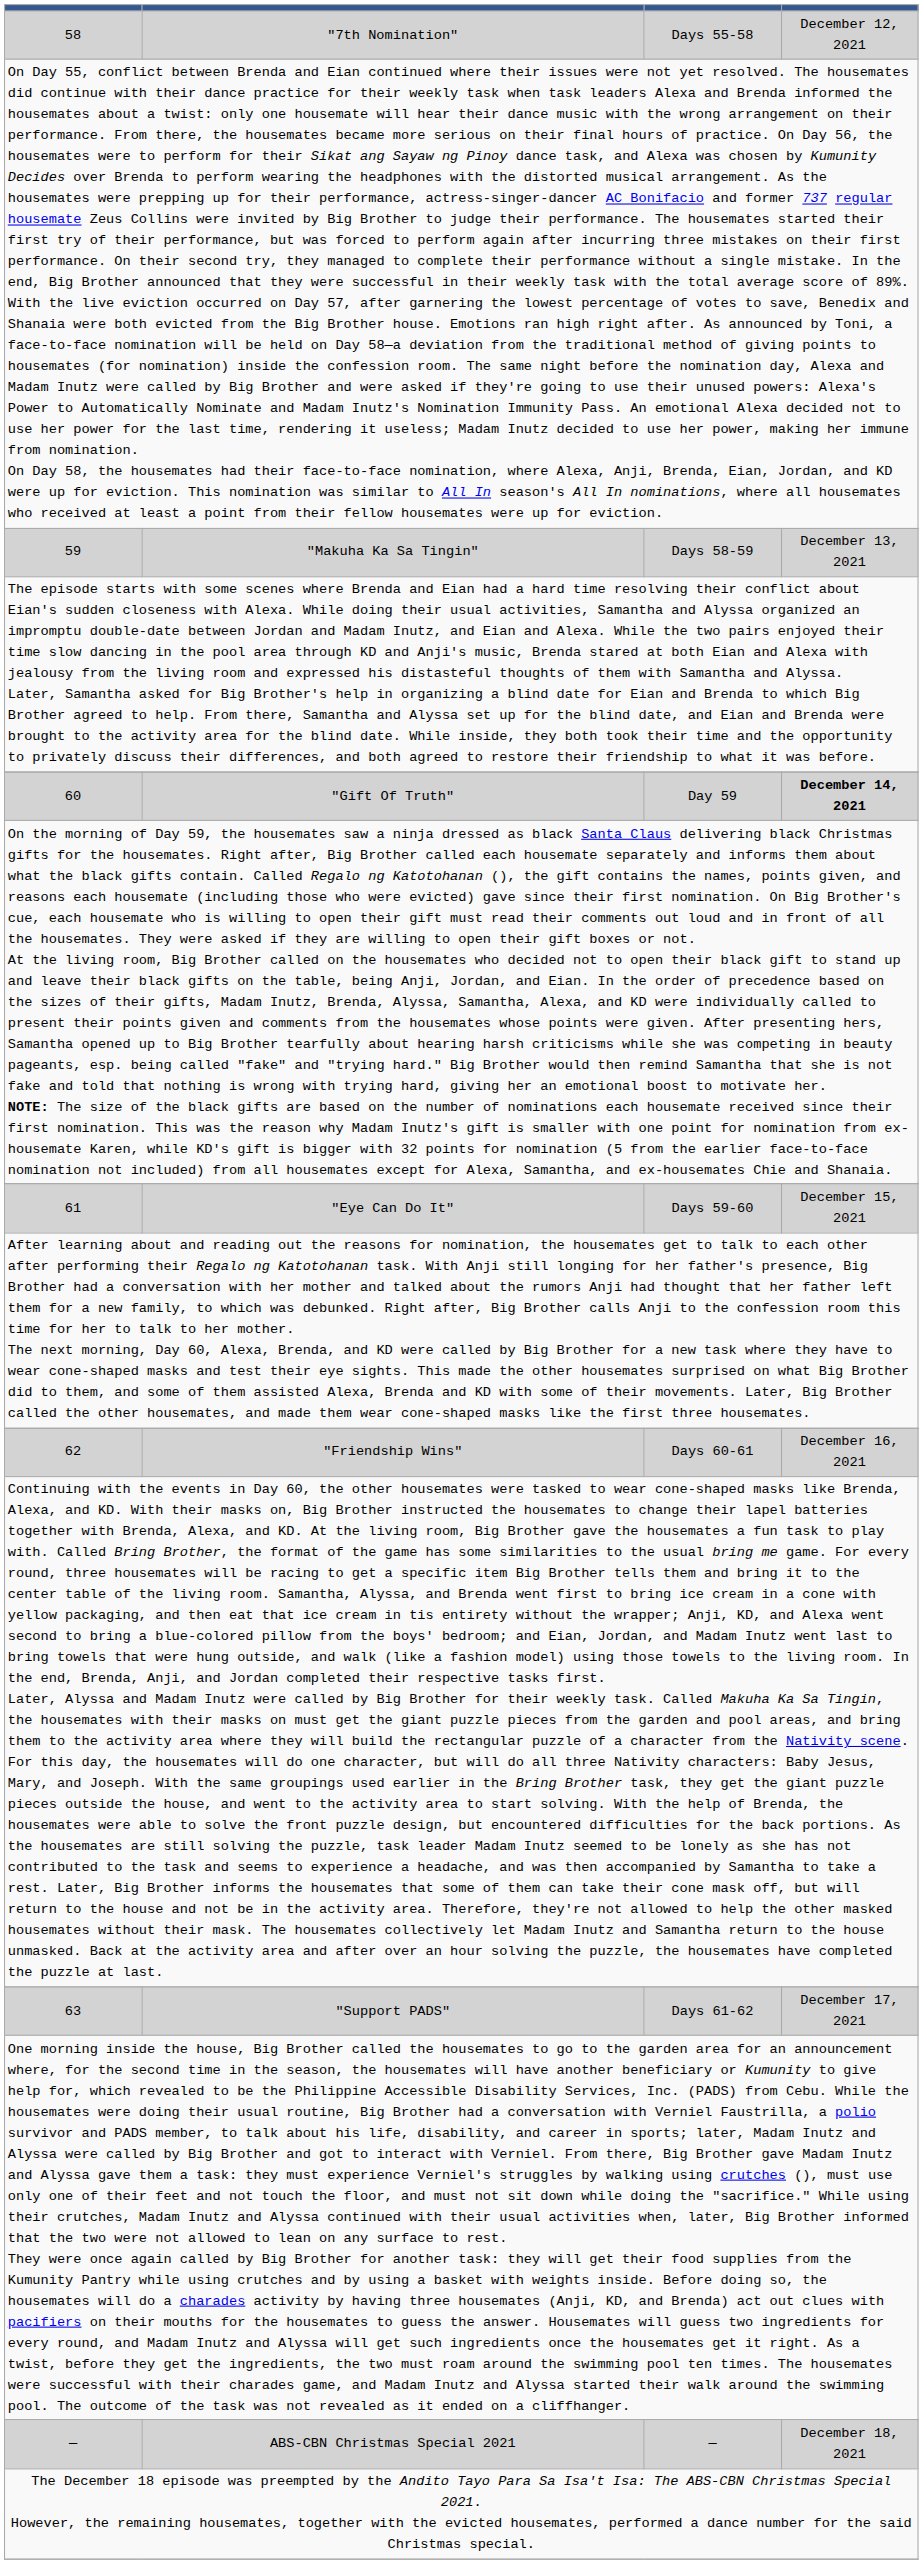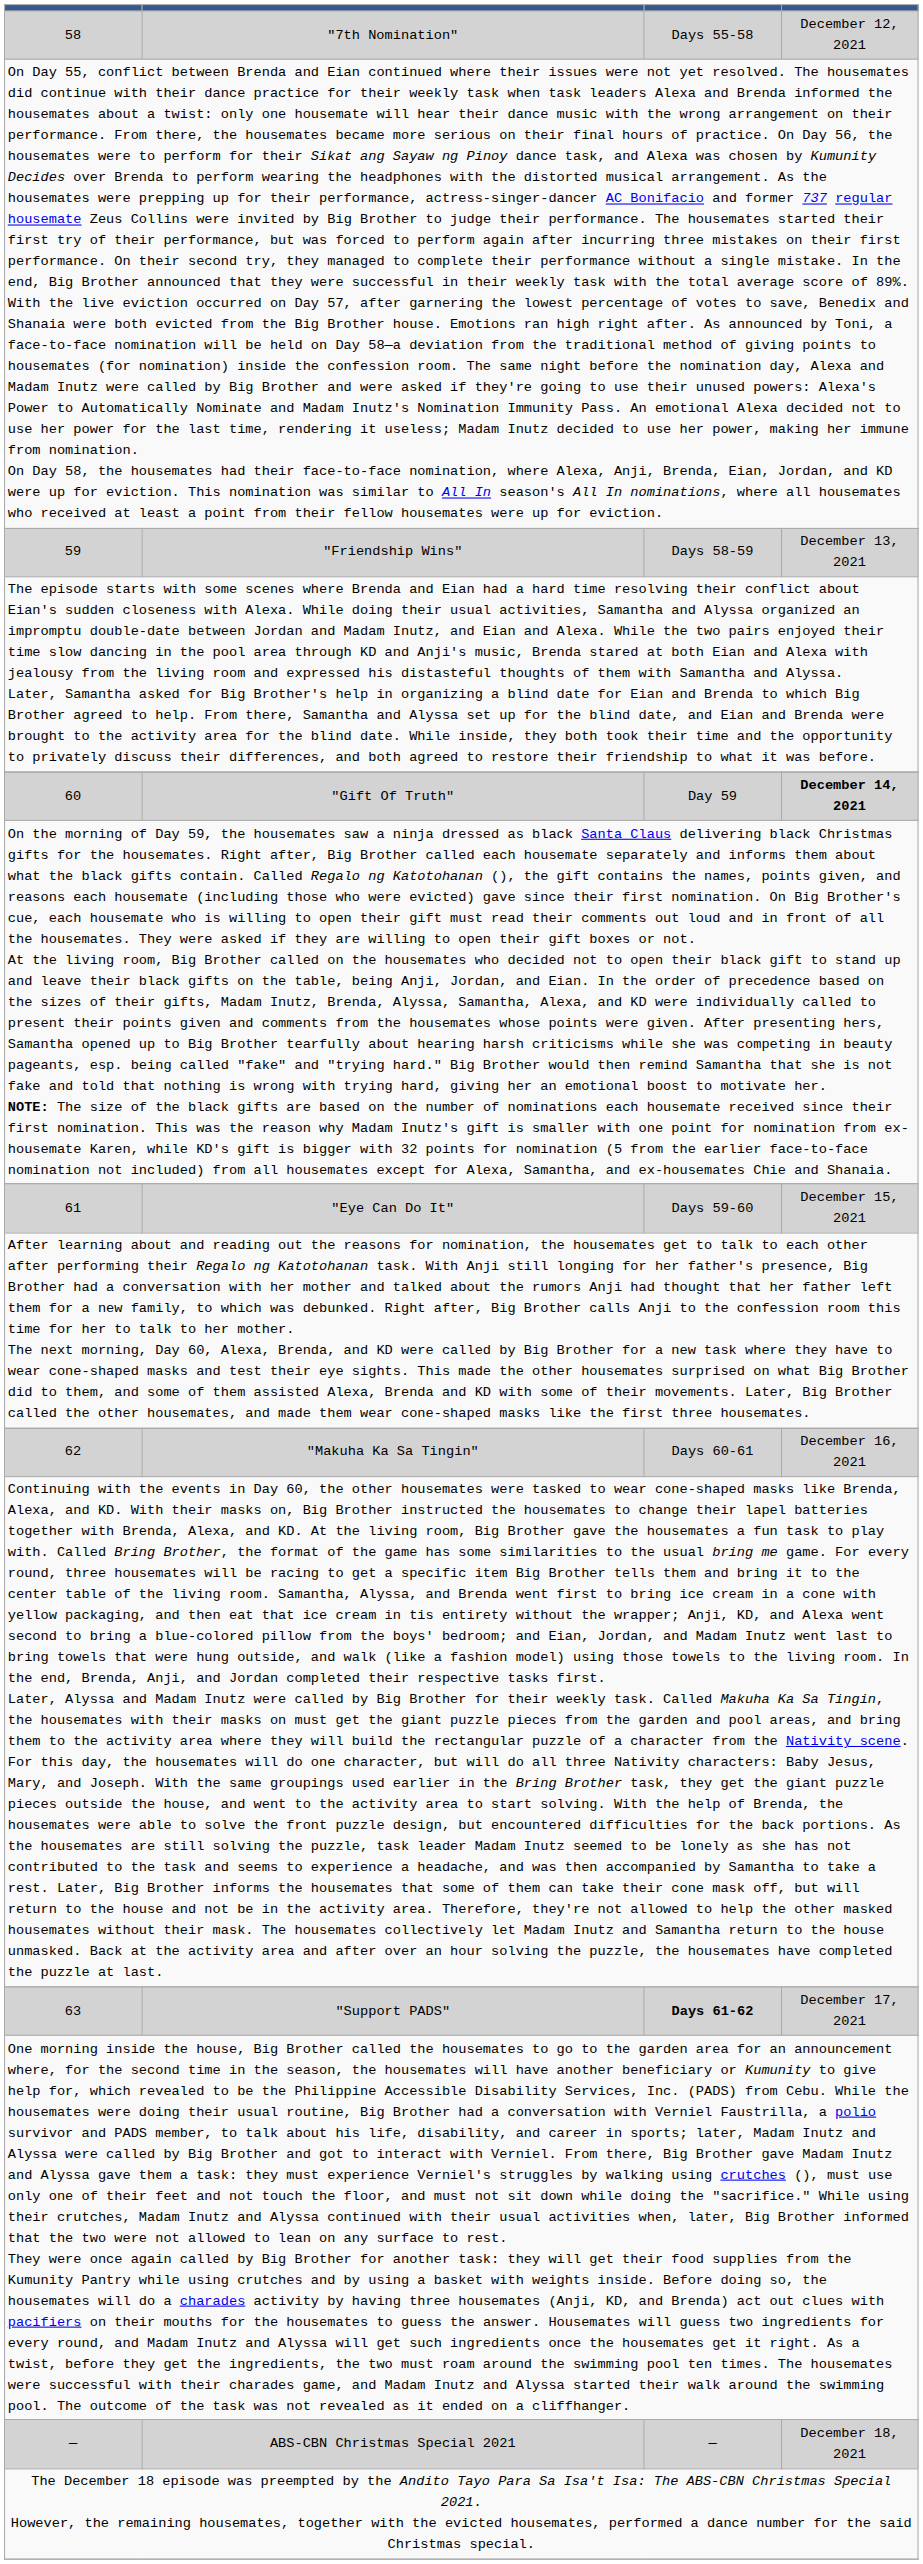(393, 552) "Makuha Ka Sa Tingin" -> (393, 552) "Friendship Wins"
(393, 1452) "Friendship Wins" -> (393, 1452) "Makuha Ka Sa Tingin"
(712, 2011) normal -> (712, 2011) bold
